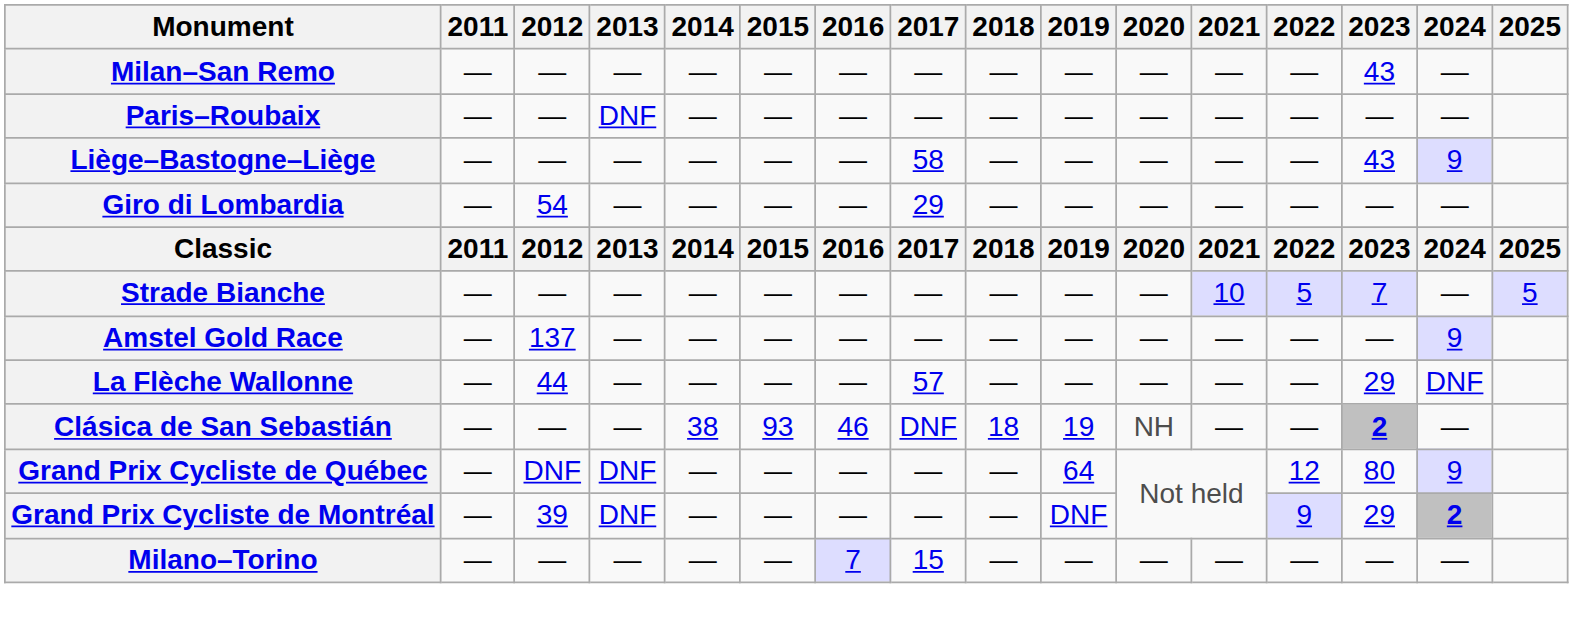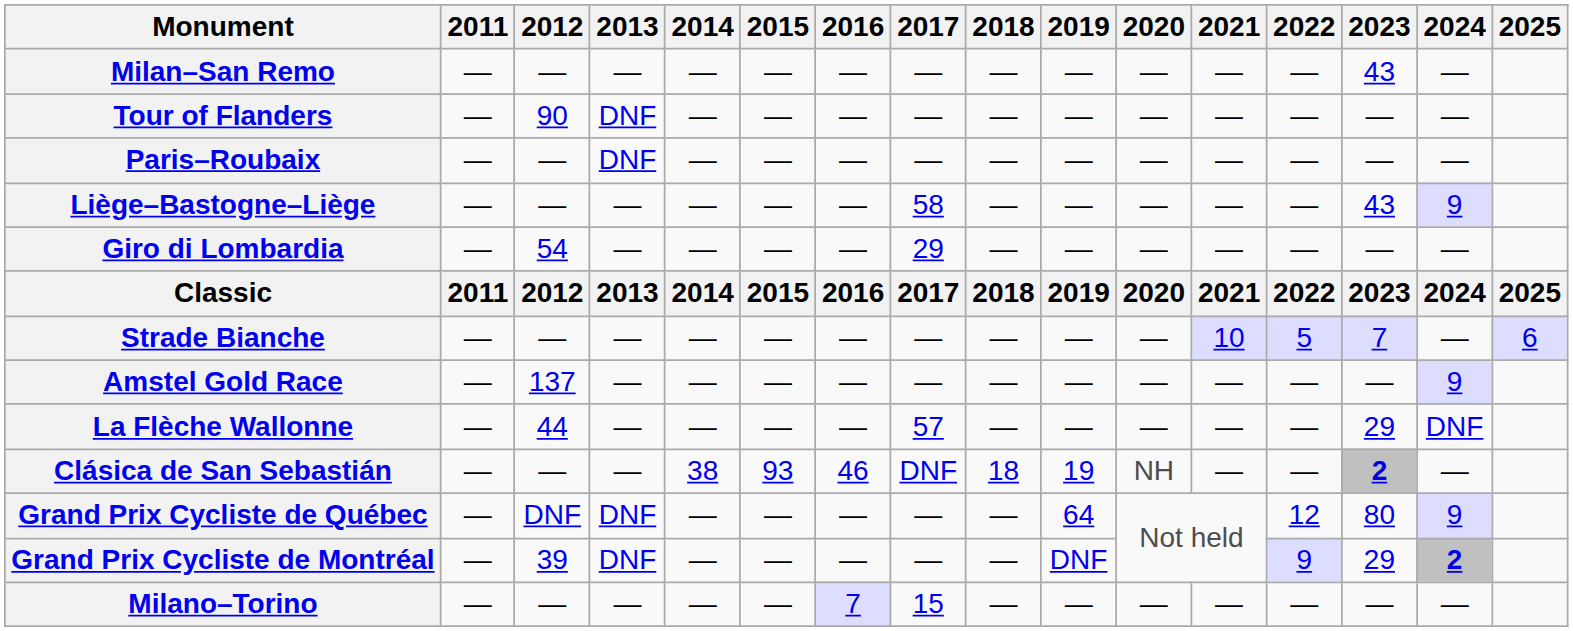+ row: (223, 115)
(1530, 293) 5 -> (1530, 337) 6
